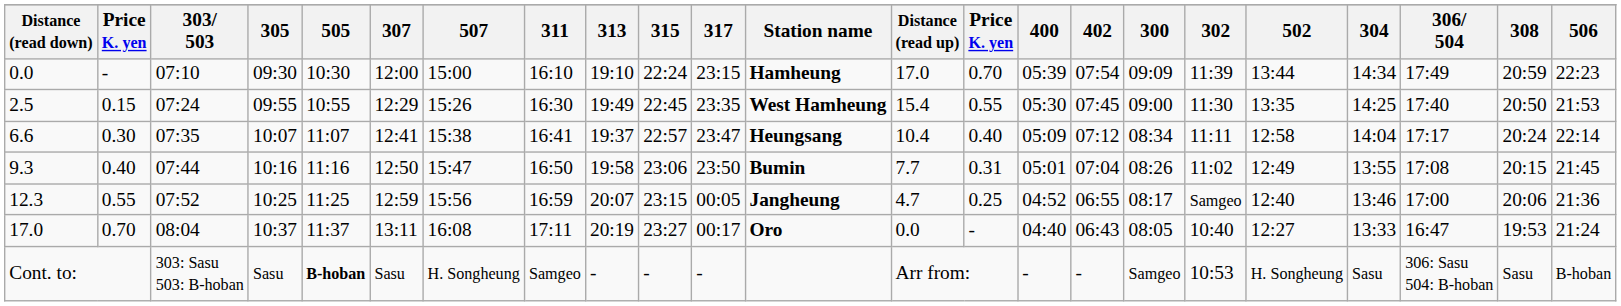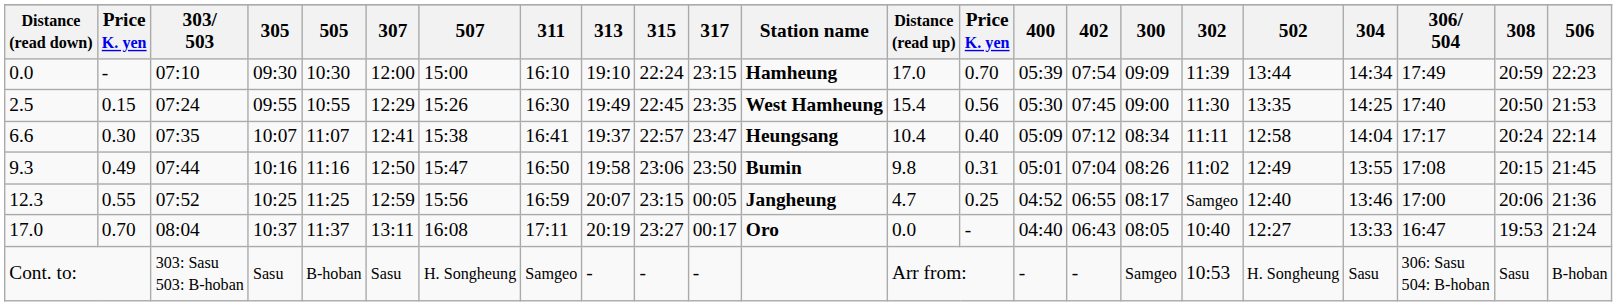(985, 105) 0.55 -> (982, 105) 0.56
(119, 167) 0.40 -> (119, 167) 0.49
(908, 167) 7.7 -> (904, 167) 9.8
(336, 272) bold -> (334, 274) normal
